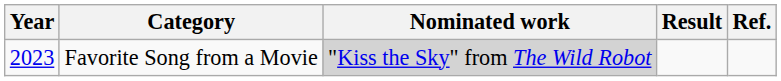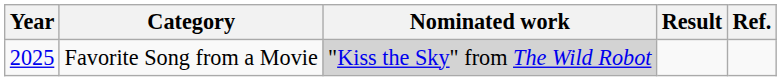(32, 57) 2023 -> (32, 57) 2025
